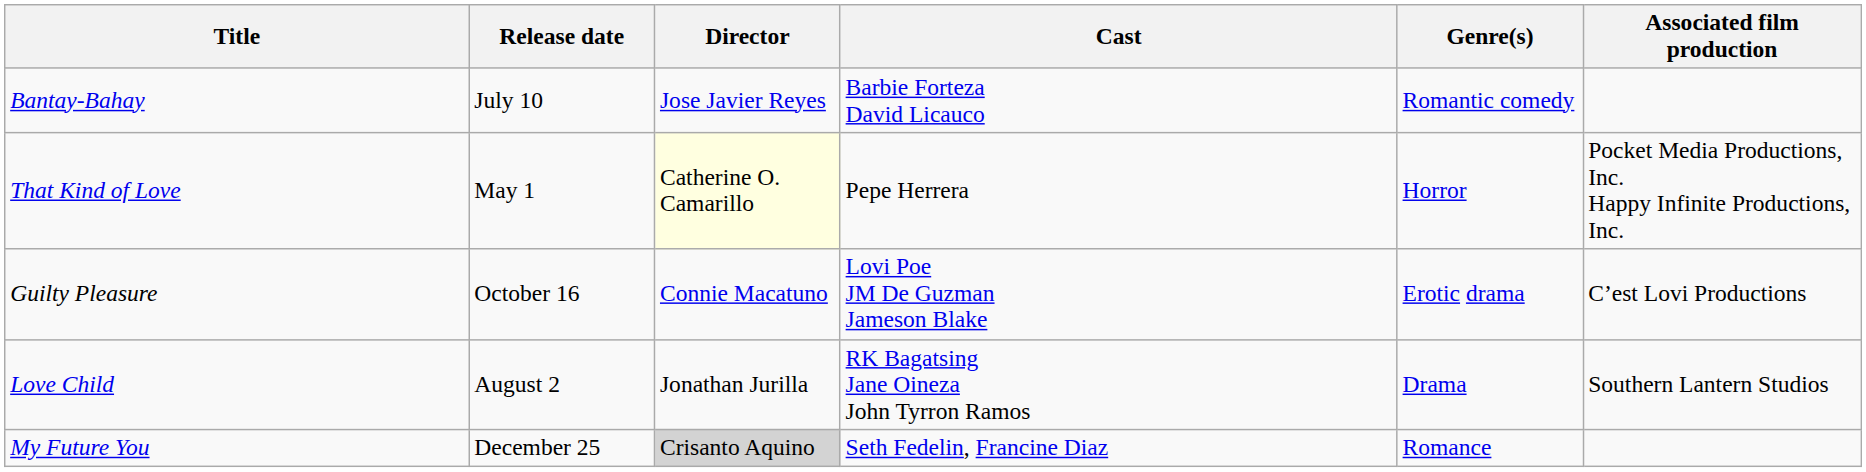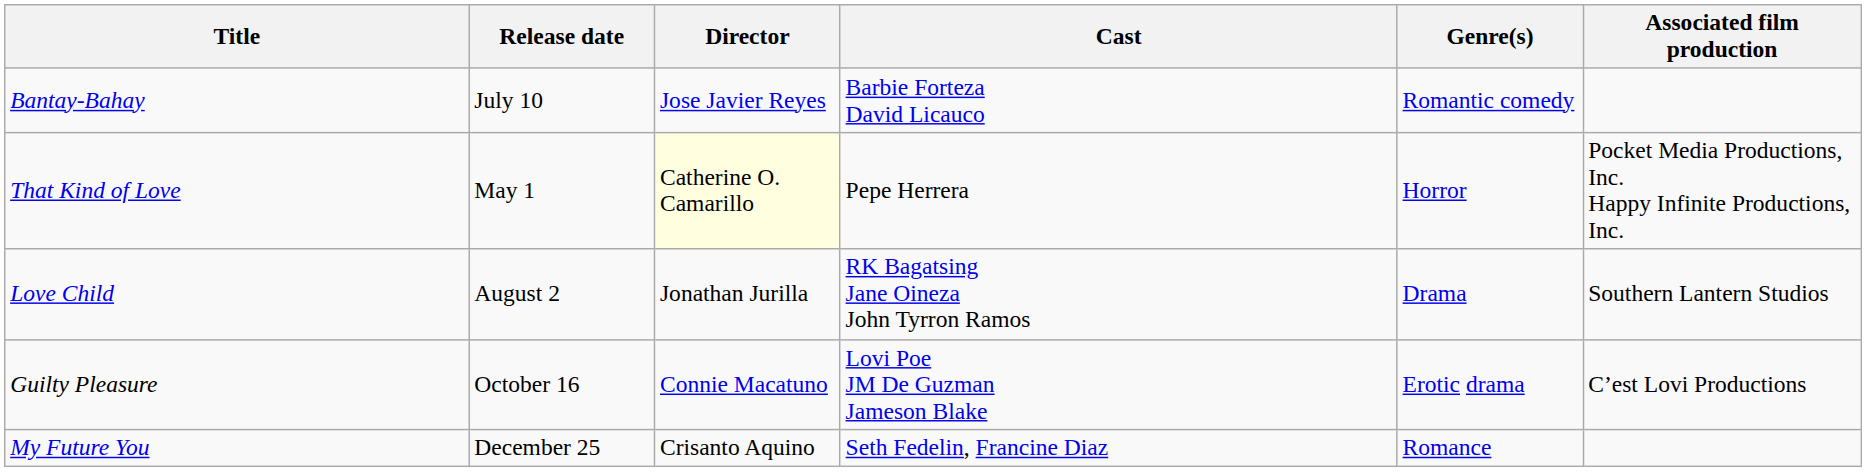rows swapped: (62, 384) <-> (84, 293)
(737, 447) lightgrey background -> (737, 447) no background
